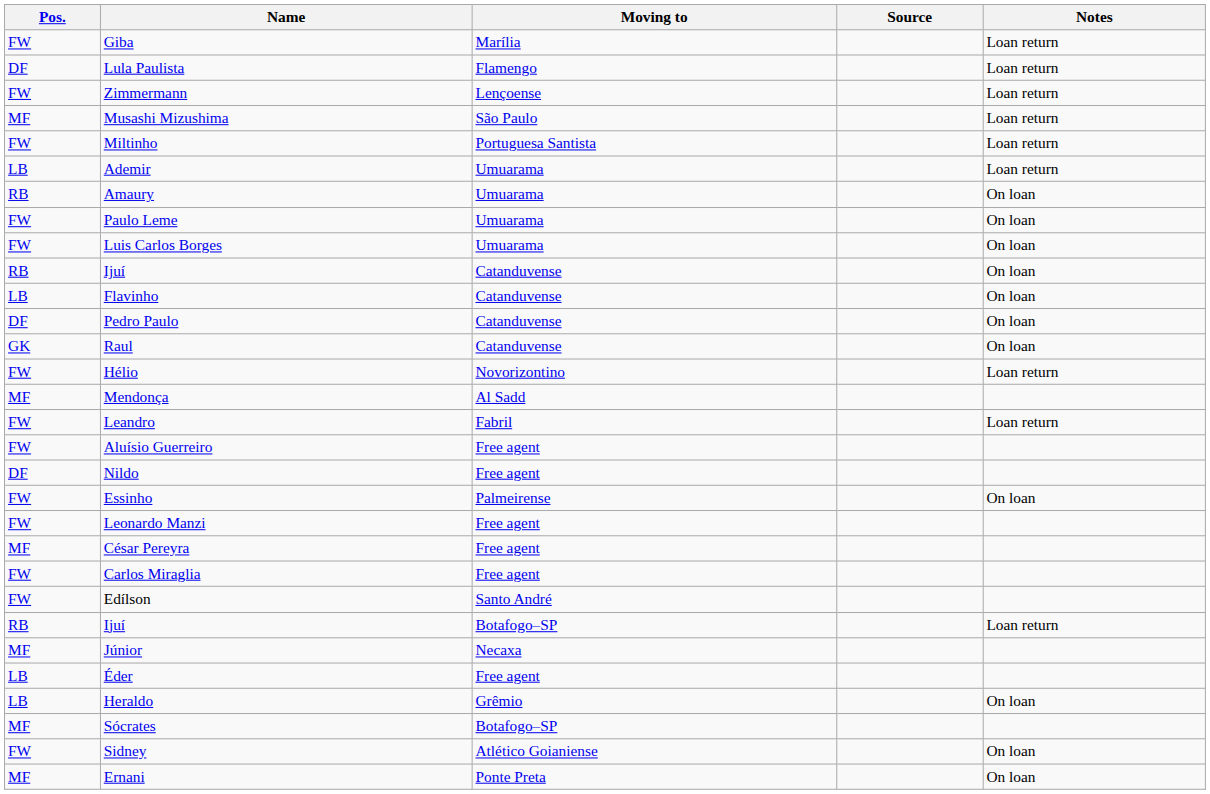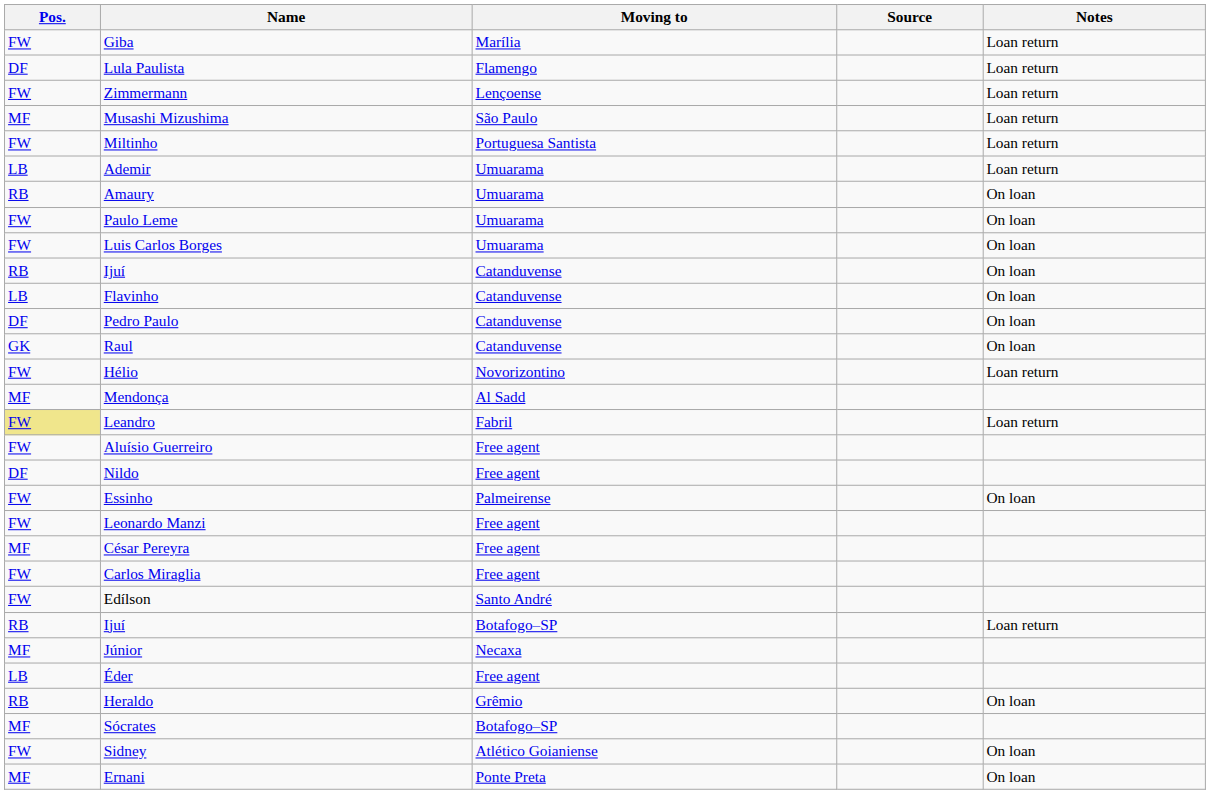(20, 422) no background -> (20, 422) khaki background
(18, 700) LB -> (18, 700) RB
